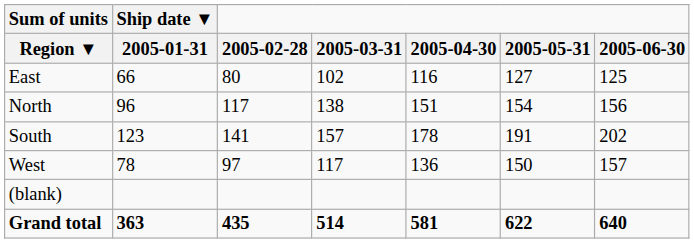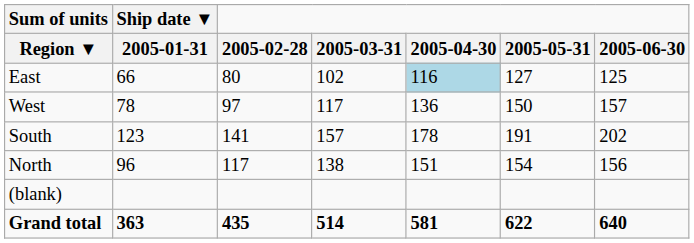(424, 77) no background -> (424, 77) lightblue background
rows swapped: (30, 106) <-> (27, 164)
